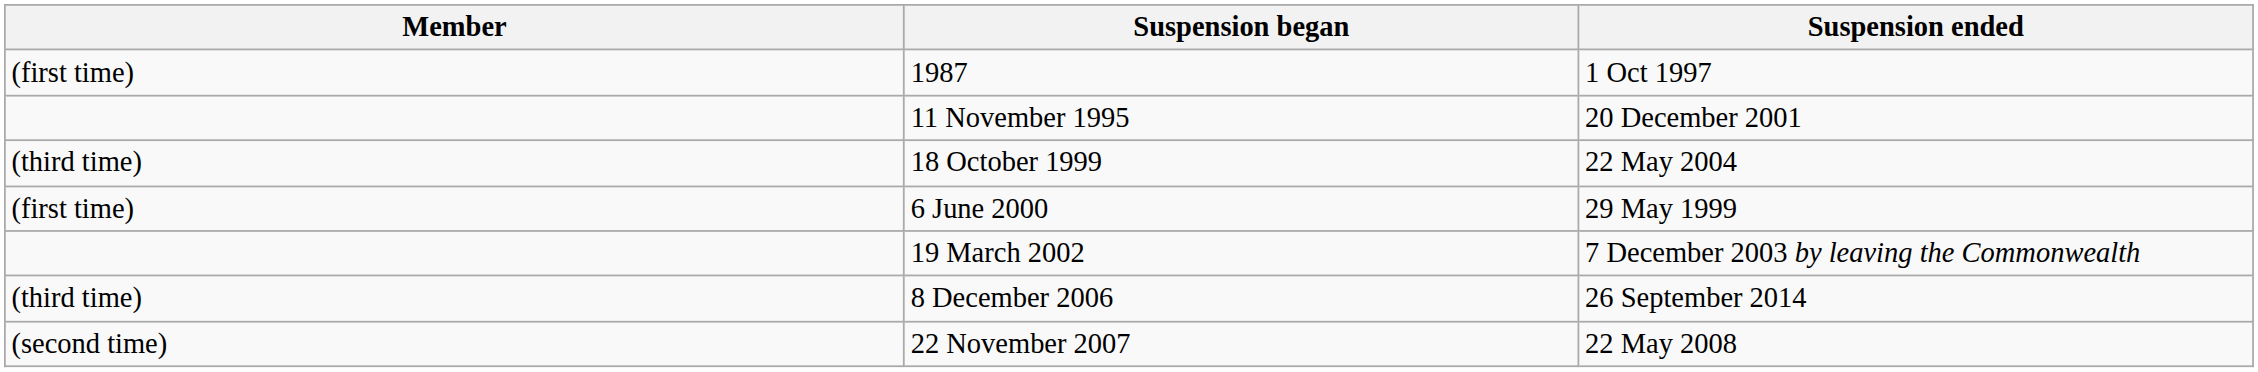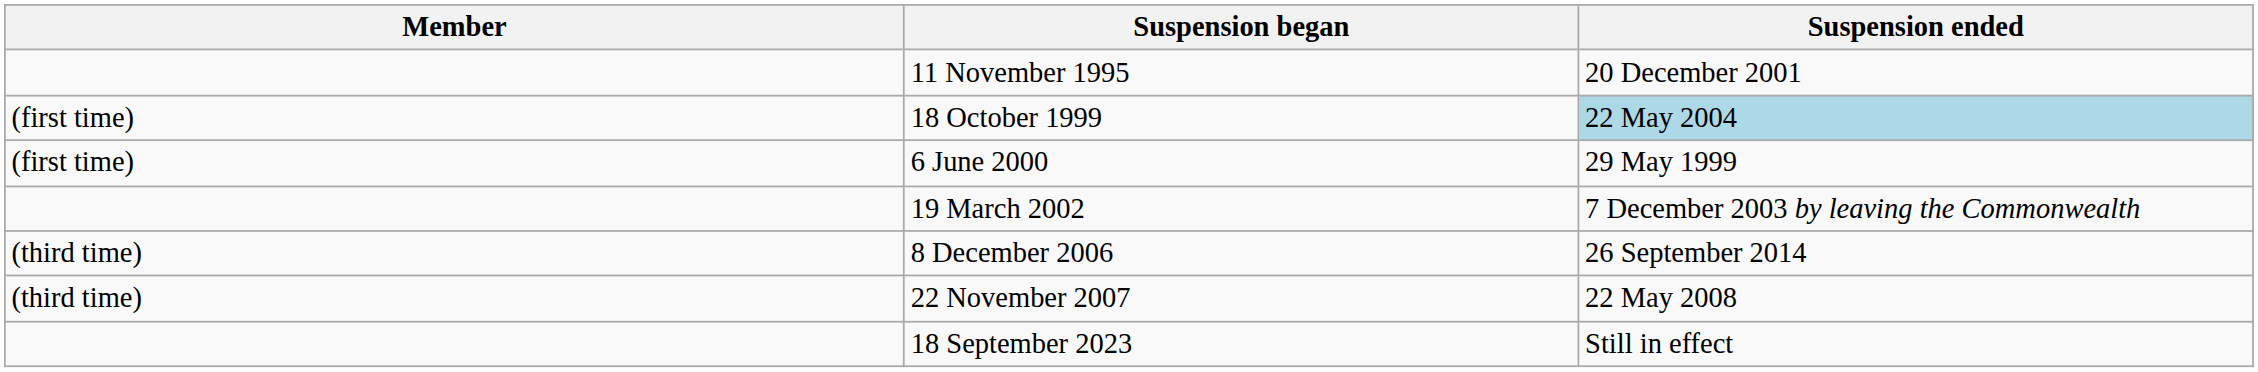- row: (939, 72)
(77, 162) (third time) -> (73, 117) (first time)
(1661, 162) no background -> (1661, 117) lightblue background
(89, 343) (second time) -> (77, 298) (third time)
+ row: (1021, 343)
